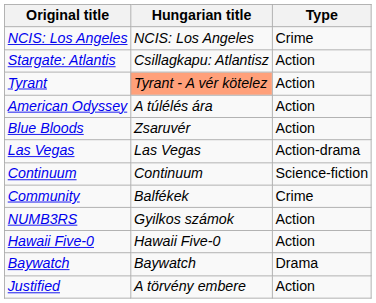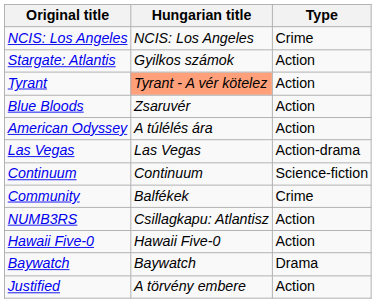(201, 60) Csillagkapu: Atlantisz -> (184, 60) Gyilkos számok
rows swapped: (67, 106) <-> (46, 128)
(184, 219) Gyilkos számok -> (201, 219) Csillagkapu: Atlantisz
